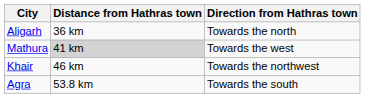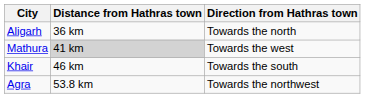(263, 66) Towards the northwest -> (253, 66) Towards the south
(253, 84) Towards the south -> (263, 84) Towards the northwest
